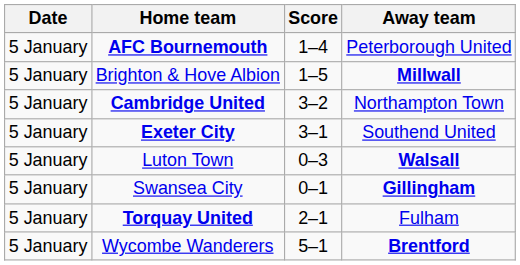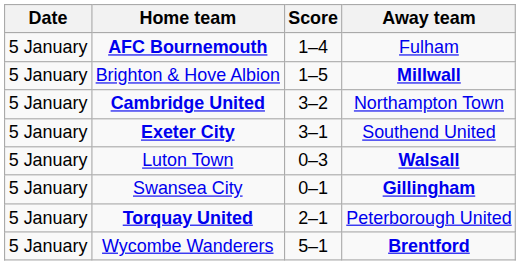(429, 47) Peterborough United -> (429, 47) Fulham
(429, 217) Fulham -> (429, 217) Peterborough United
